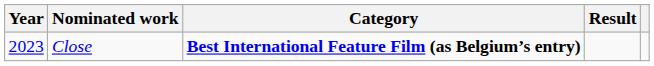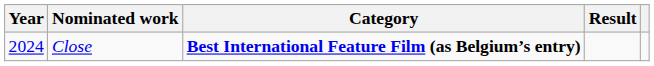(26, 46) 2023 -> (26, 46) 2024
